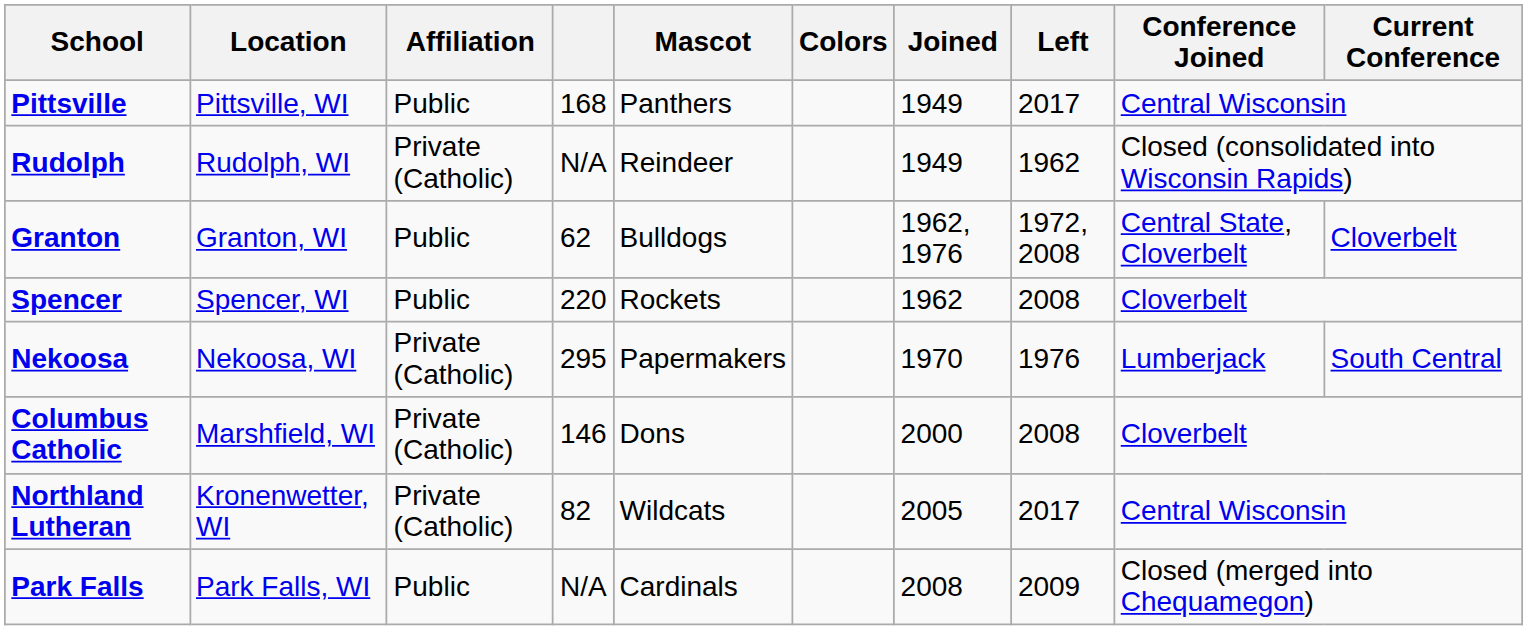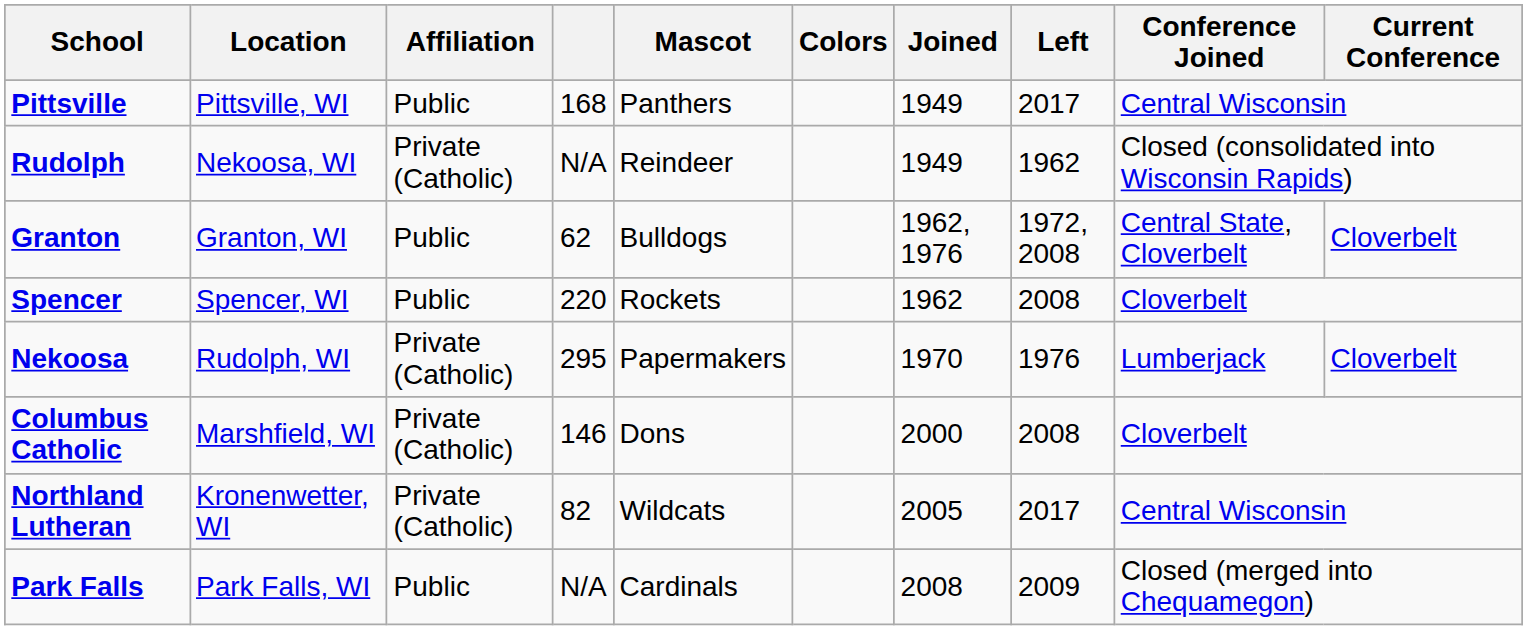(273, 162) Rudolph, WI -> (276, 162) Nekoosa, WI
(276, 358) Nekoosa, WI -> (273, 358) Rudolph, WI
(1416, 358) South Central -> (1394, 358) Cloverbelt
